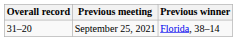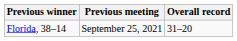columns swapped: (38, 12) <-> (195, 12)
